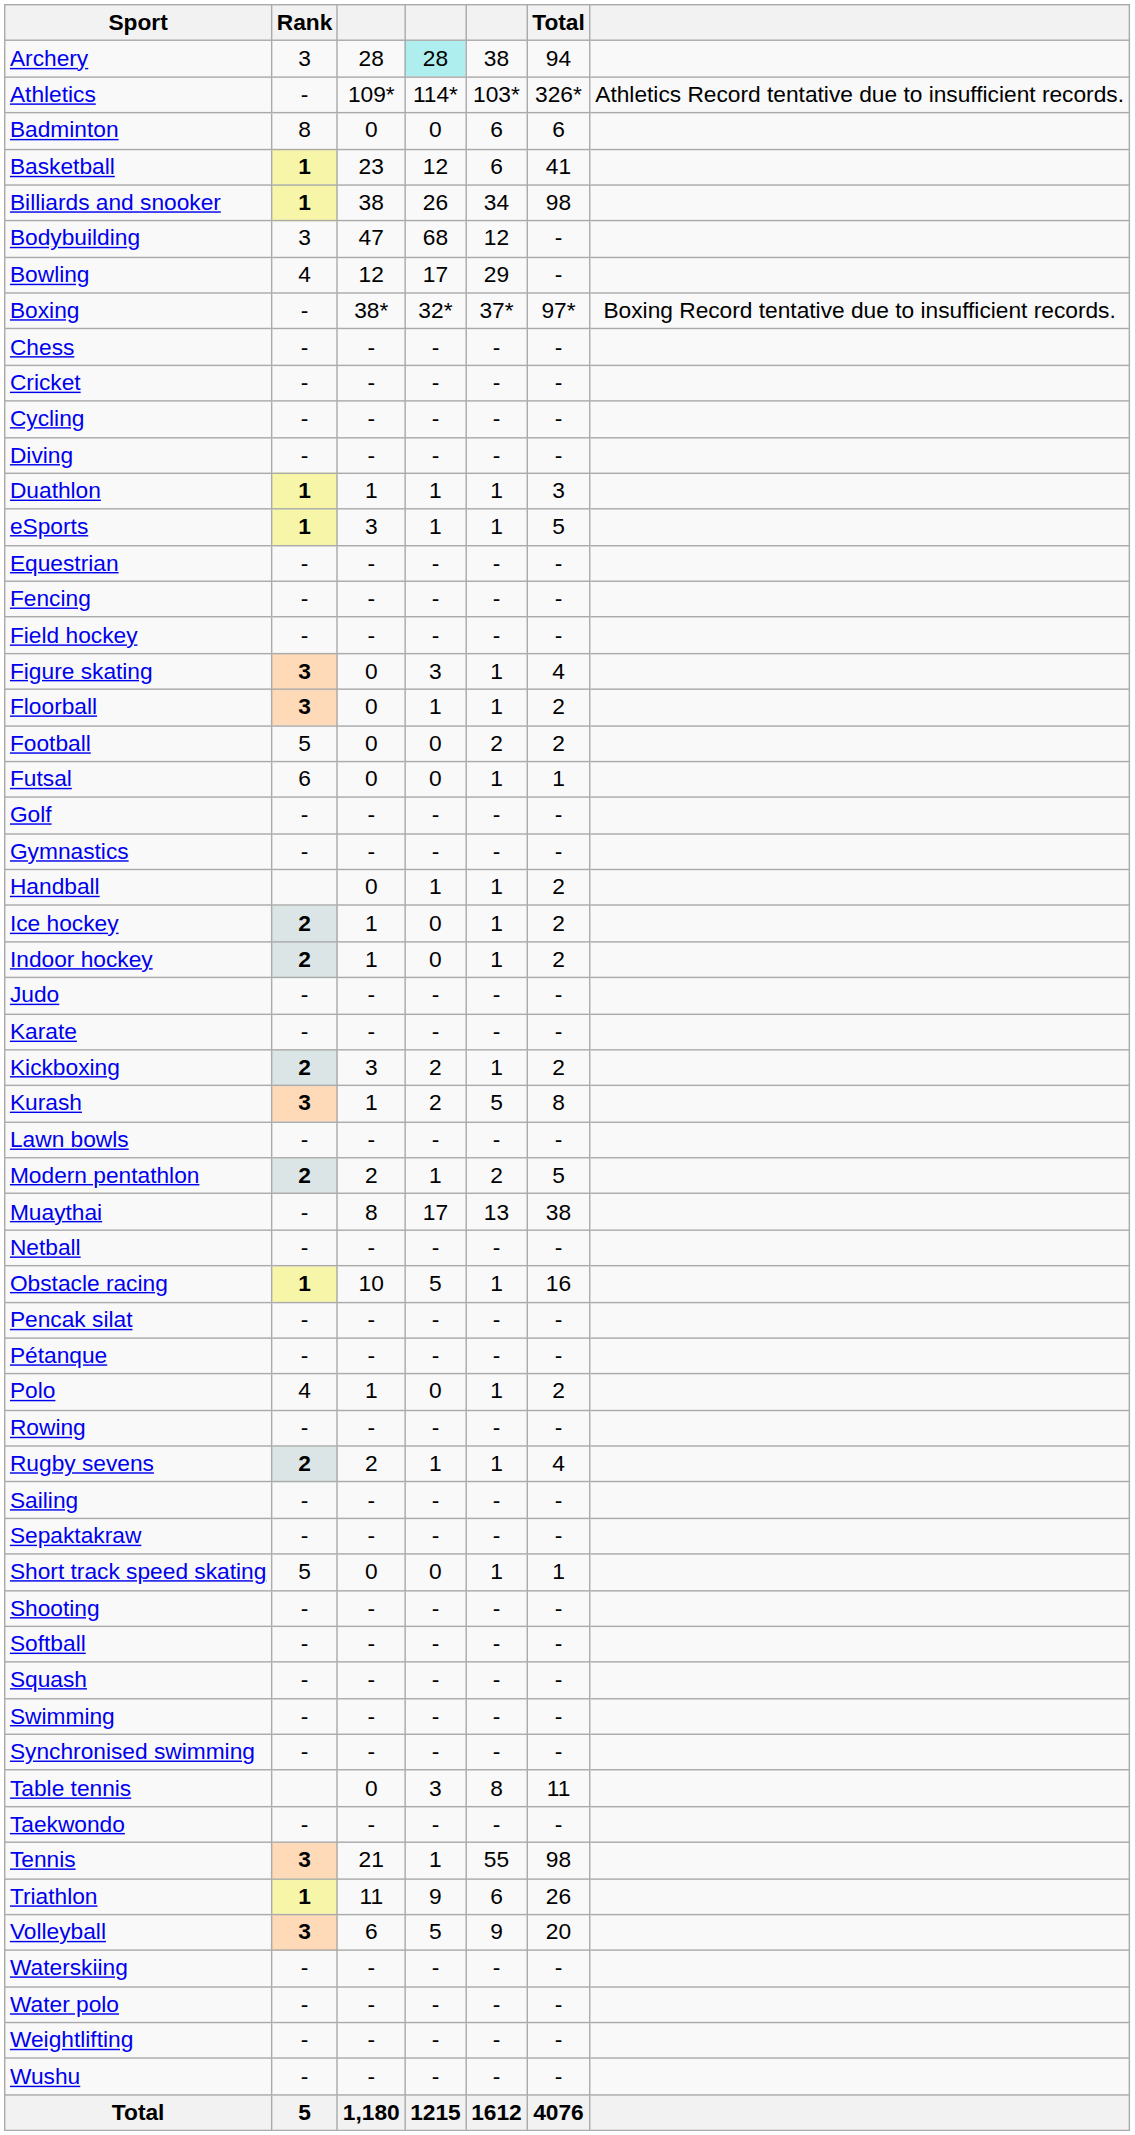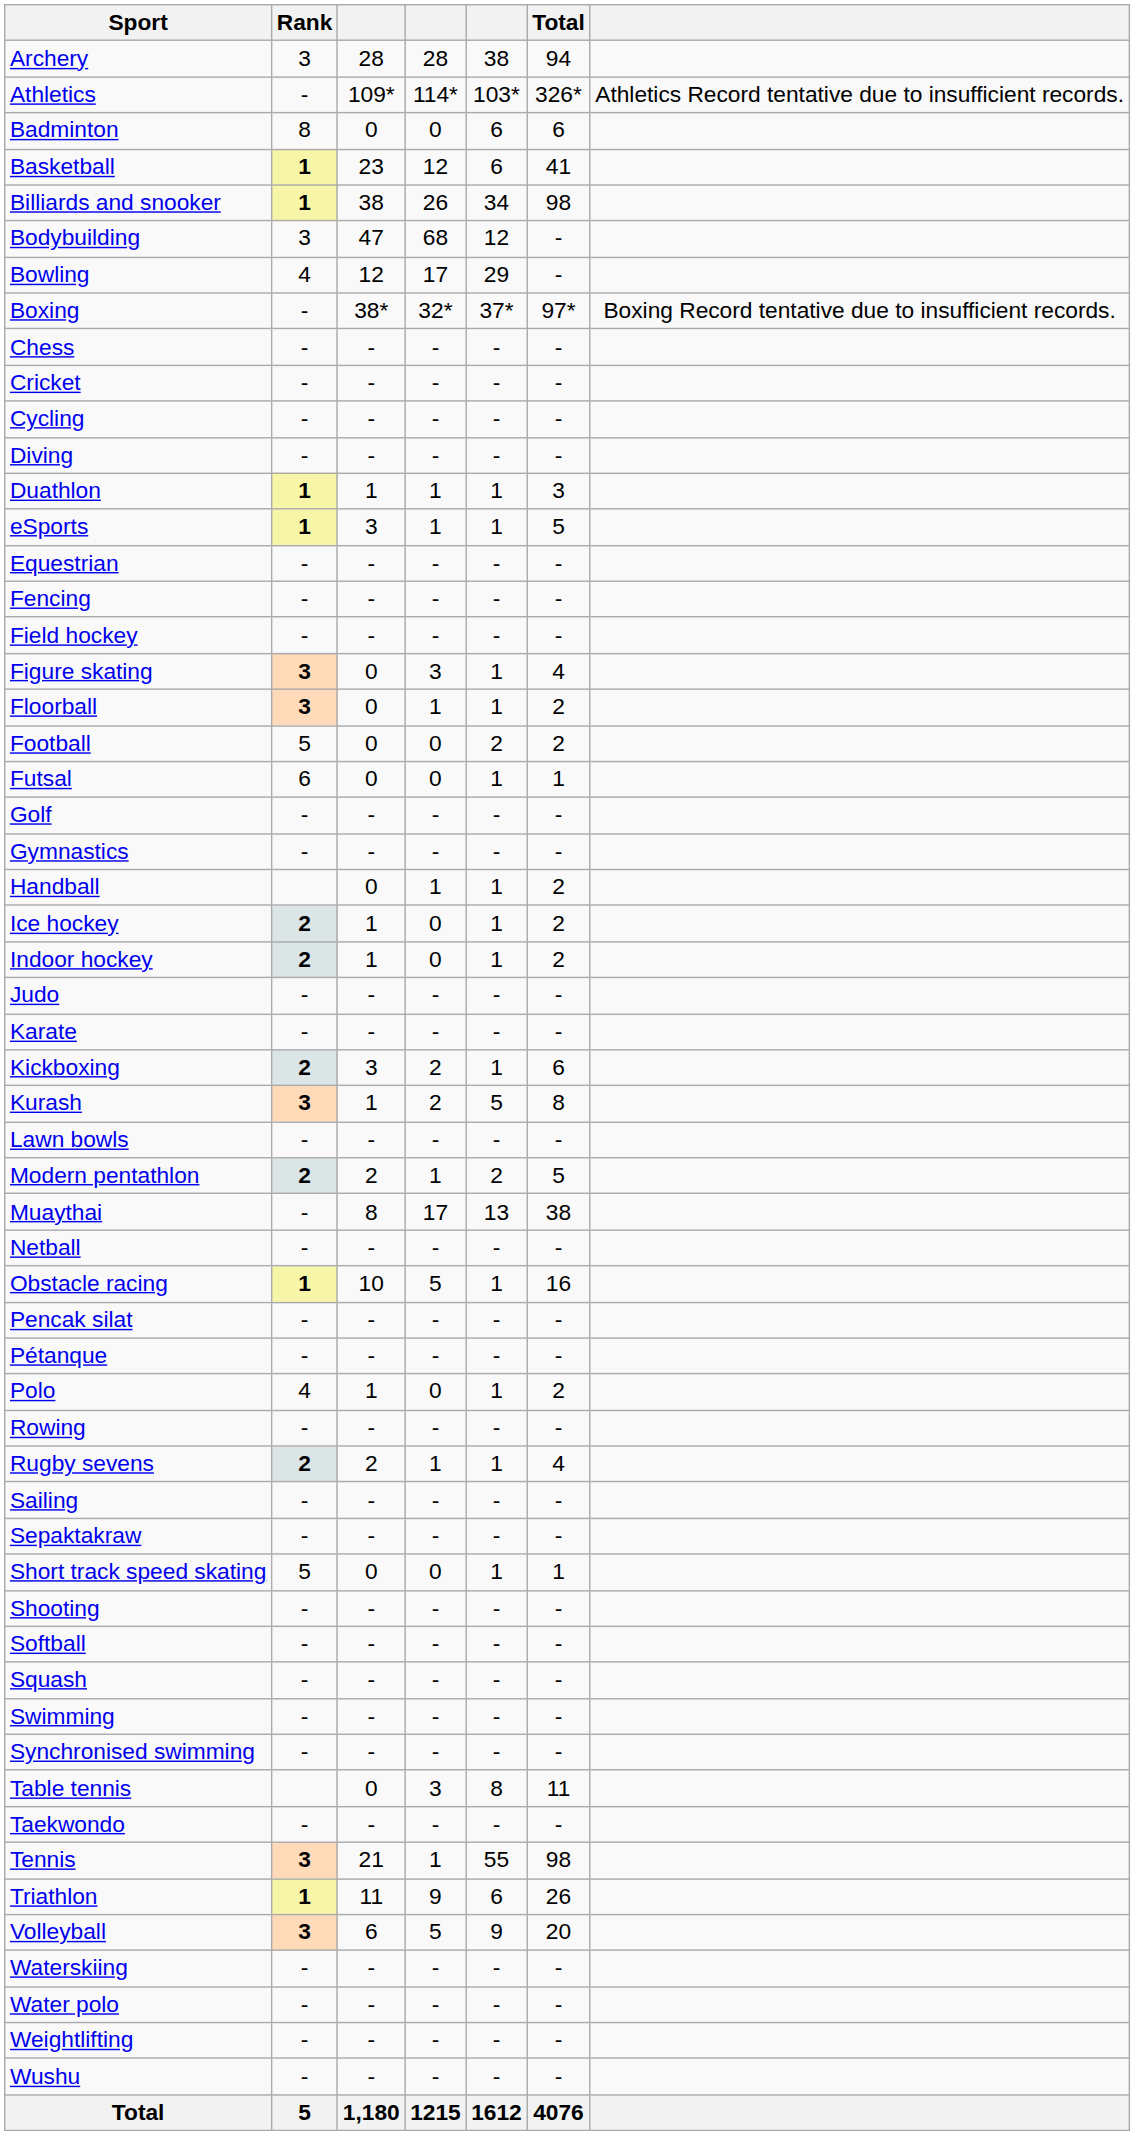(435, 58) paleturquoise background -> (435, 58) no background
(558, 1067) 2 -> (558, 1067) 6
